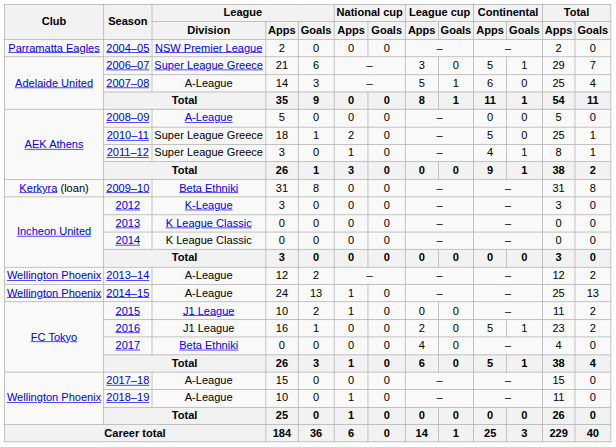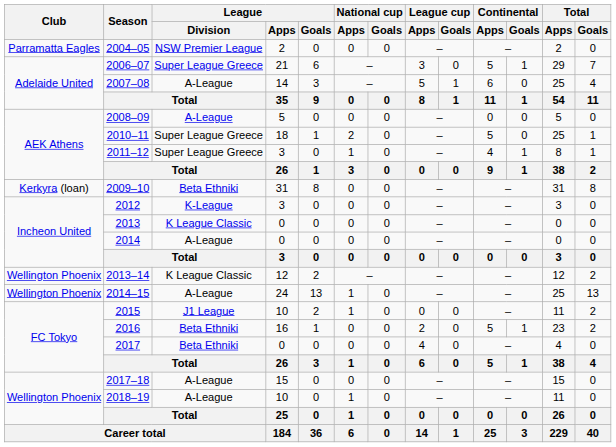(209, 240) K League Classic -> (209, 240) A-League
(209, 275) A-League -> (209, 275) K League Classic
(209, 328) J1 League -> (209, 328) Beta Ethniki
